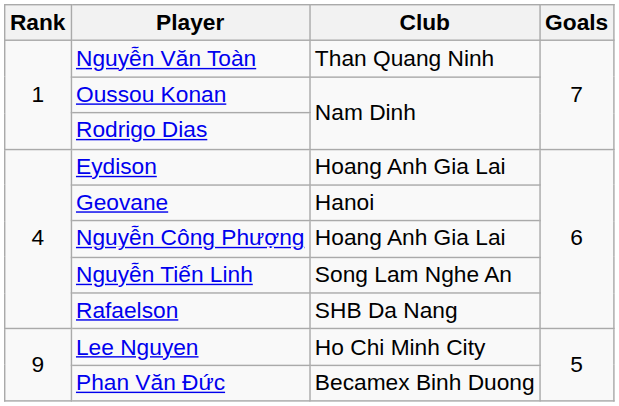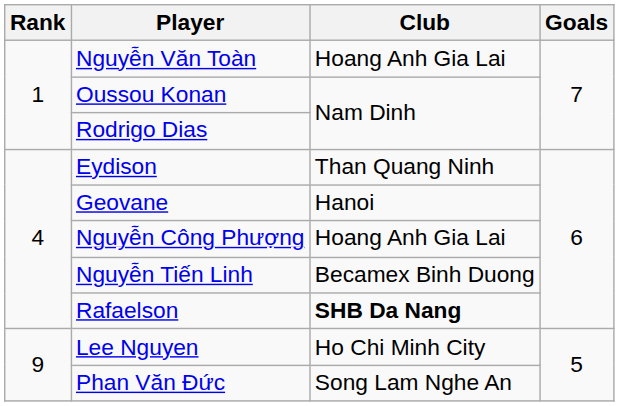(405, 58) Than Quang Ninh -> (410, 58) Hoang Anh Gia Lai
(410, 166) Hoang Anh Gia Lai -> (405, 166) Than Quang Ninh
(413, 274) Song Lam Nghe An -> (425, 274) Becamex Binh Duong
(386, 310) normal -> (388, 310) bold
(425, 382) Becamex Binh Duong -> (413, 382) Song Lam Nghe An
